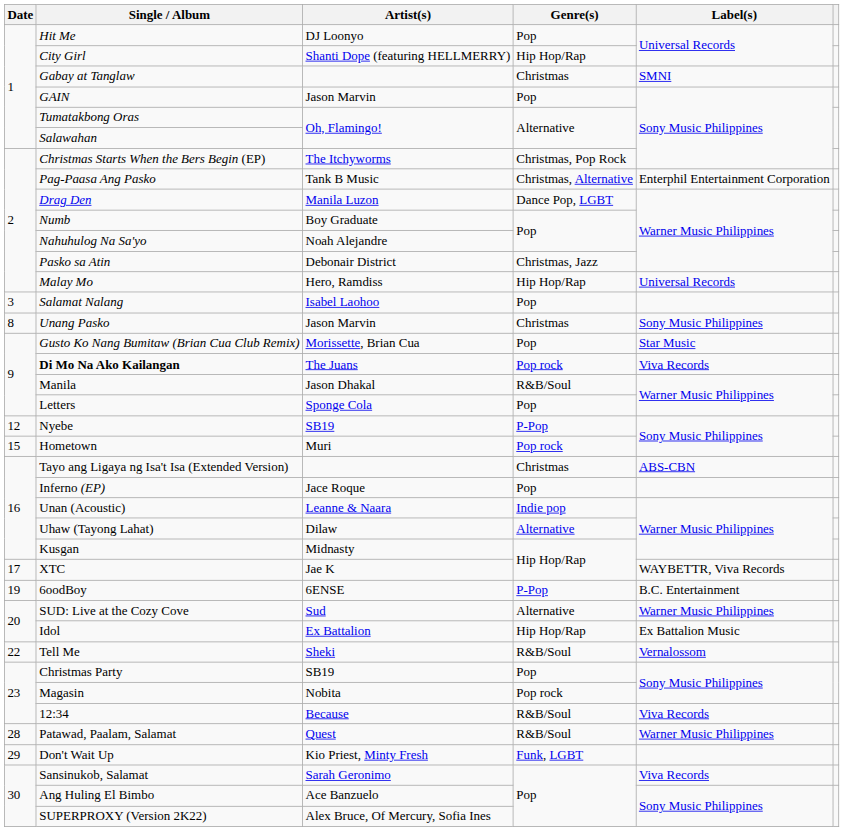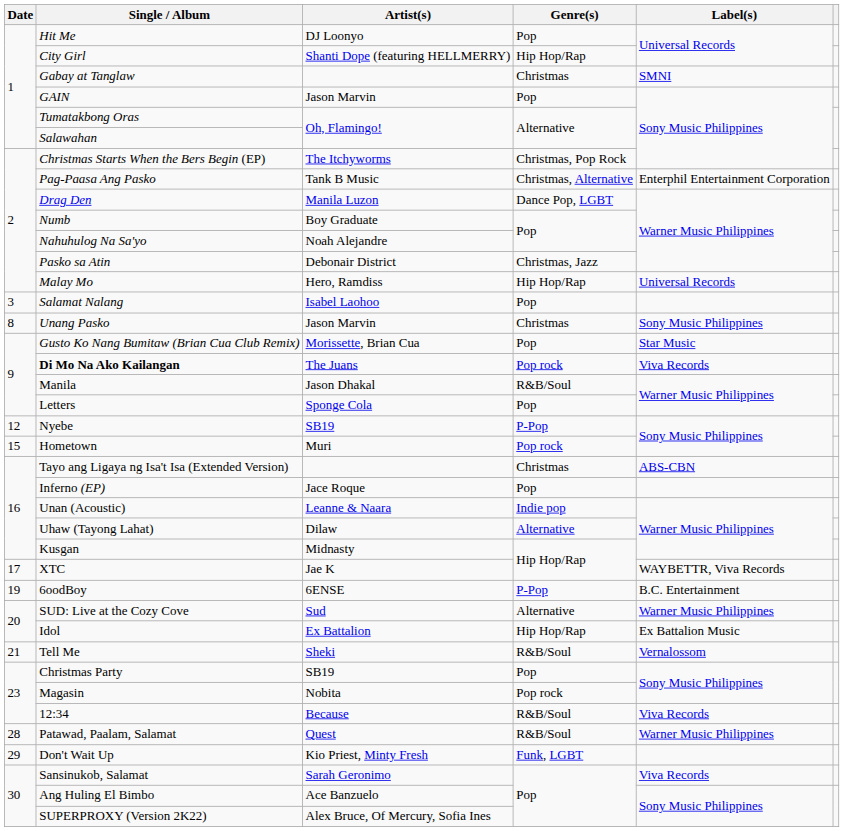(14, 651) 22 -> (14, 651) 21
